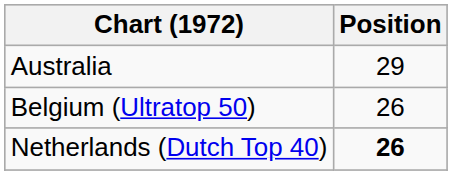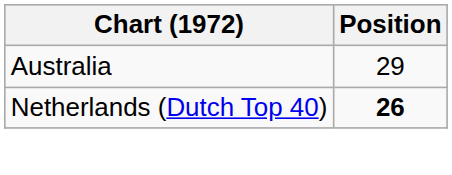- row: (133, 107)
